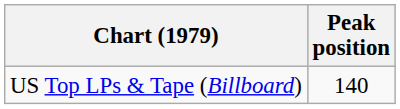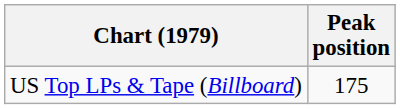(351, 84) 140 -> (351, 84) 175
